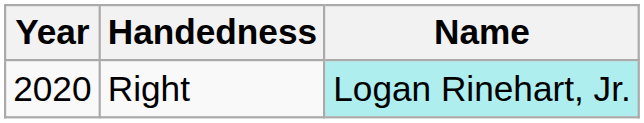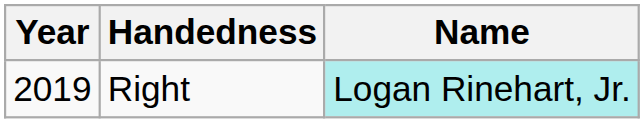(52, 88) 2020 -> (52, 88) 2019
